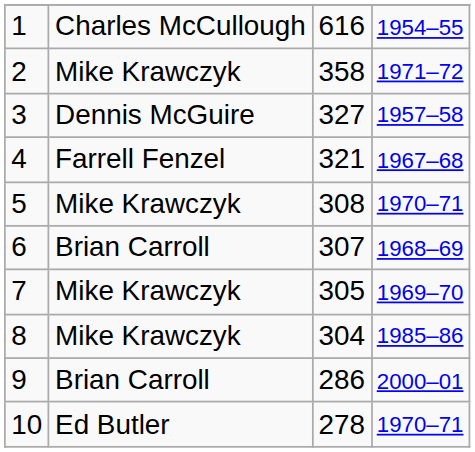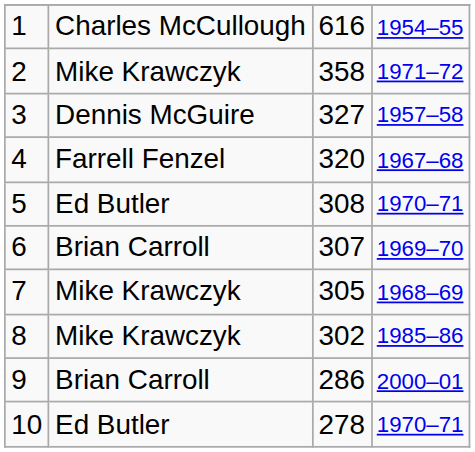(342, 159) 321 -> (342, 159) 320
(148, 203) Mike Krawczyk -> (112, 203) Ed Butler
(420, 248) 1968–69 -> (420, 248) 1969–70
(420, 292) 1969–70 -> (420, 292) 1968–69
(342, 335) 304 -> (342, 335) 302
